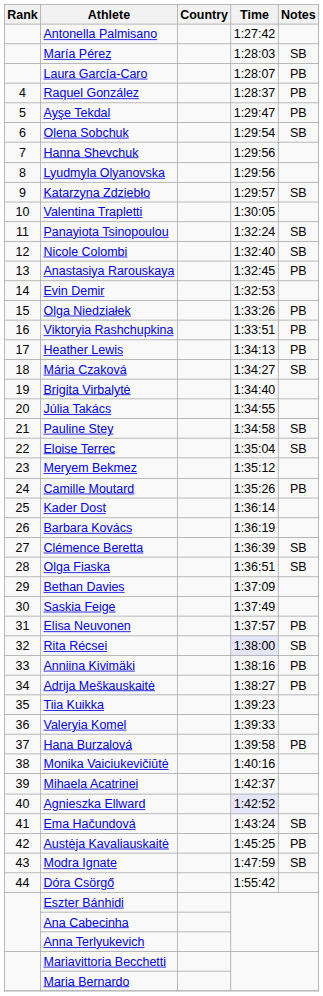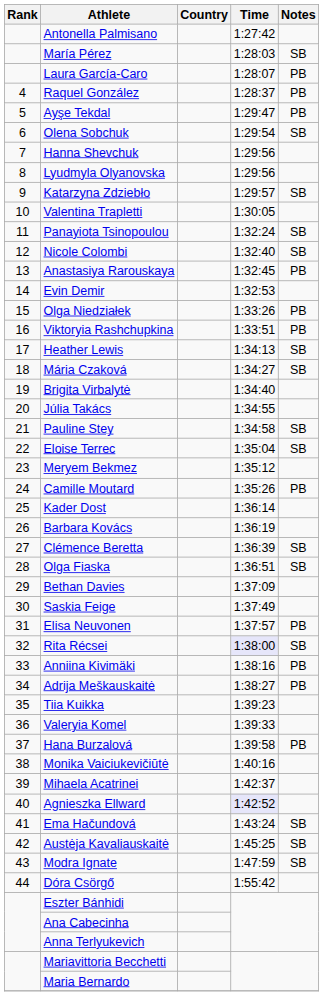(298, 350) PB -> (298, 350) SB
(298, 843) PB -> (298, 843) SB
